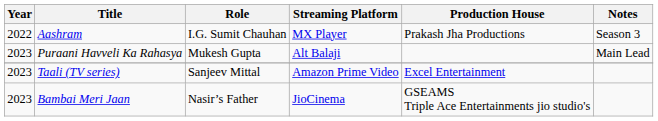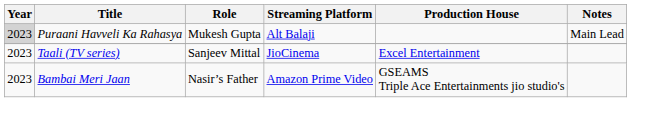- row: (60, 33)
(20, 53) no background -> (20, 33) lightgrey background
(345, 72) Amazon Prime Video -> (293, 53) JioCinema
(319, 99) JioCinema -> (320, 79) Amazon Prime Video
